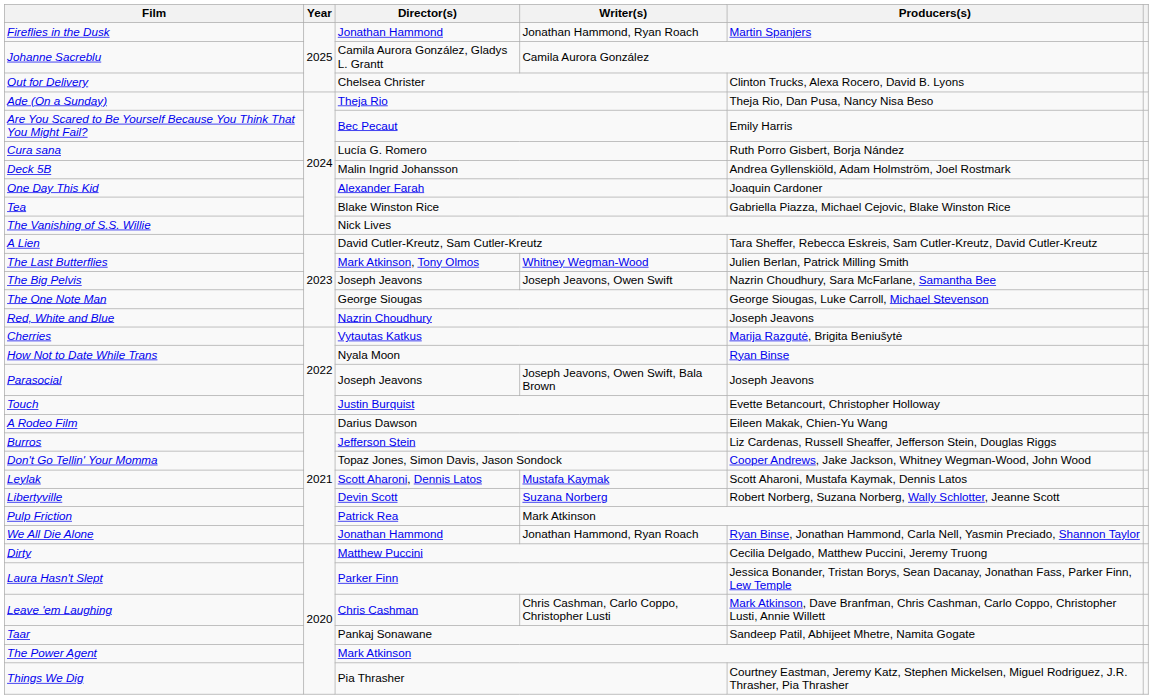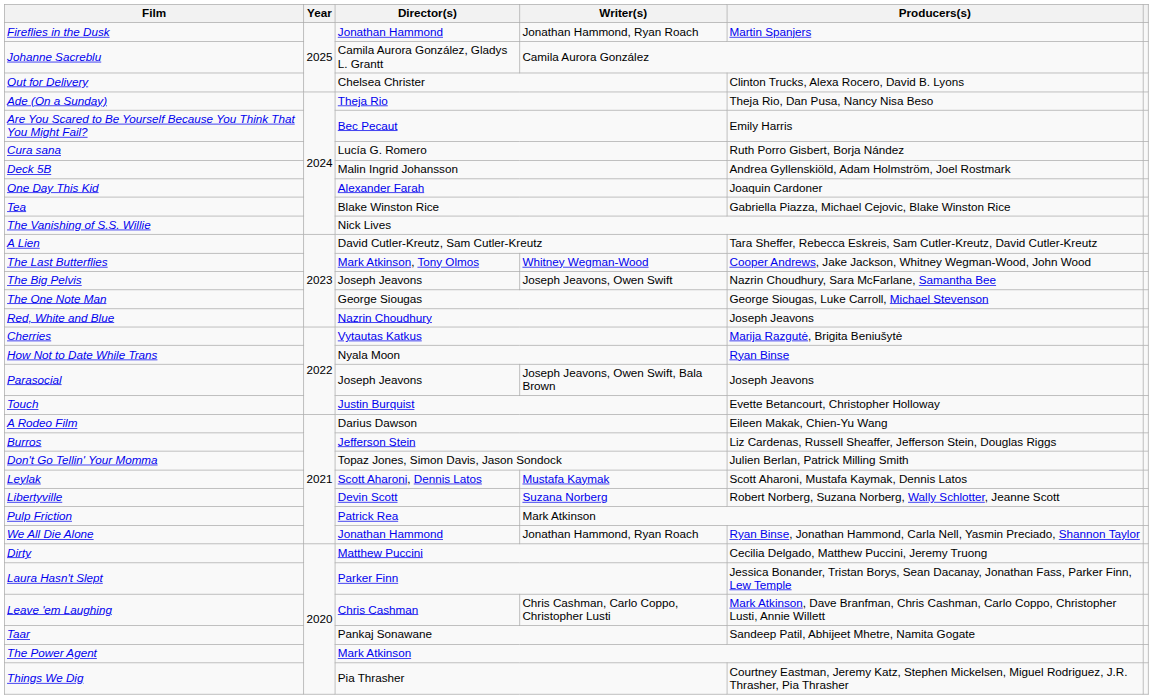(819, 262) Julien Berlan, Patrick Milling Smith -> (910, 262) Cooper Andrews, Jake Jackson, Whitney Wegman-Wood, John Wood
(910, 460) Cooper Andrews, Jake Jackson, Whitney Wegman-Wood, John Wood -> (819, 460) Julien Berlan, Patrick Milling Smith
